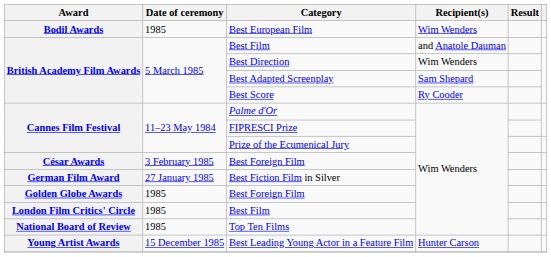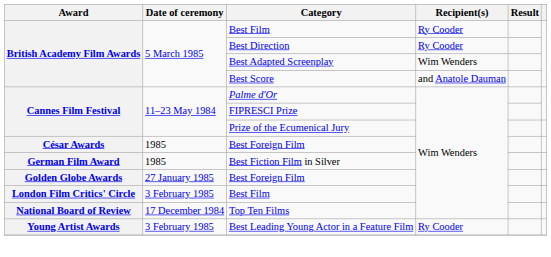- row: (74, 29)
(462, 45) and Anatole Dauman -> (441, 29) Ry Cooder
(448, 62) Wim Wenders -> (441, 45) Ry Cooder
(446, 78) Sam Shepard -> (448, 62) Wim Wenders
(441, 95) Ry Cooder -> (462, 78) and Anatole Dauman
(179, 161) 3 February 1985 -> (155, 144) 1985
(179, 177) 27 January 1985 -> (155, 161) 1985
(155, 194) 1985 -> (179, 177) 27 January 1985
(155, 210) 1985 -> (179, 194) 3 February 1985
(155, 227) 1985 -> (185, 210) 17 December 1984
(185, 243) 15 December 1985 -> (179, 227) 3 February 1985
(449, 243) Hunter Carson -> (441, 227) Ry Cooder
